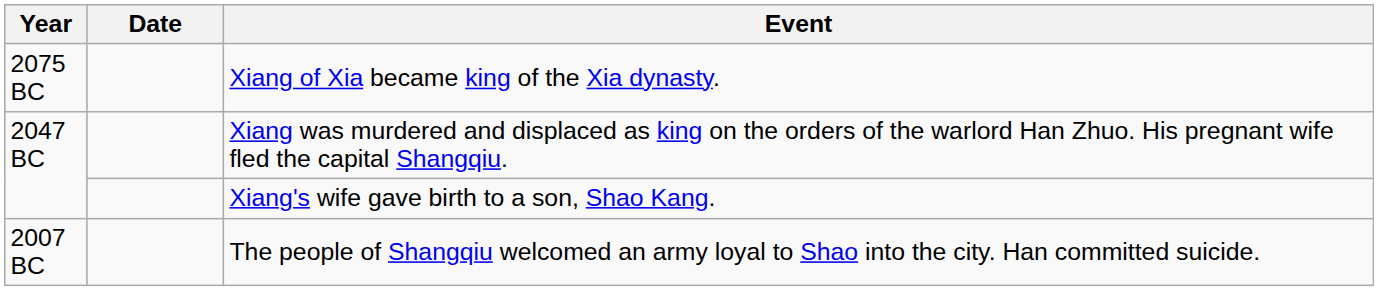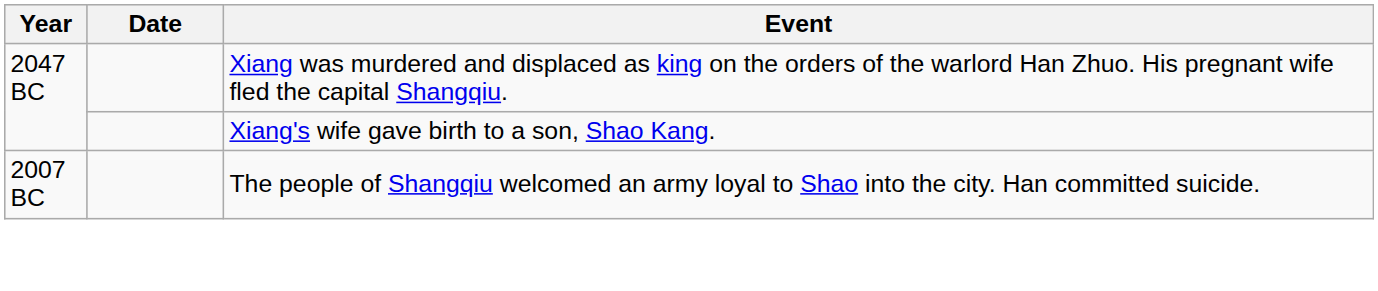- row: (475, 77)
